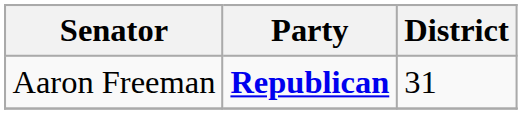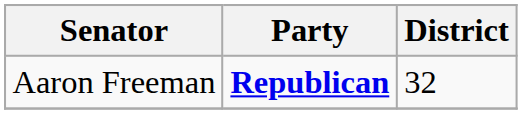(420, 81) 31 -> (420, 81) 32
